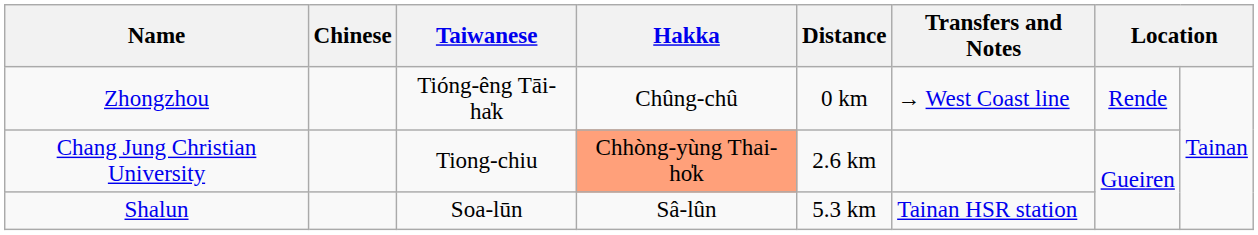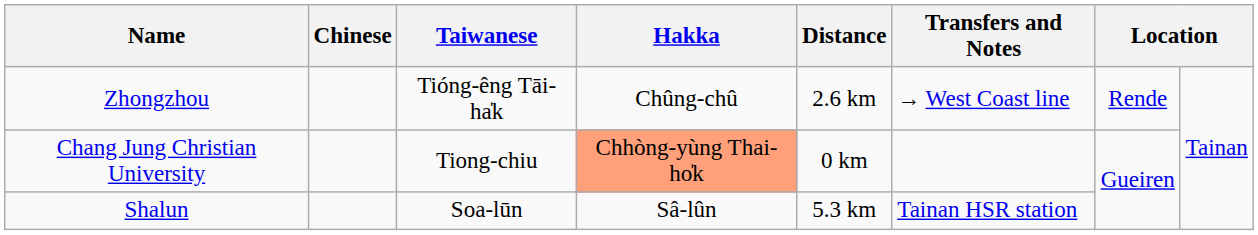(844, 98) 0 km -> (844, 98) 2.6 km
(844, 160) 2.6 km -> (844, 160) 0 km
